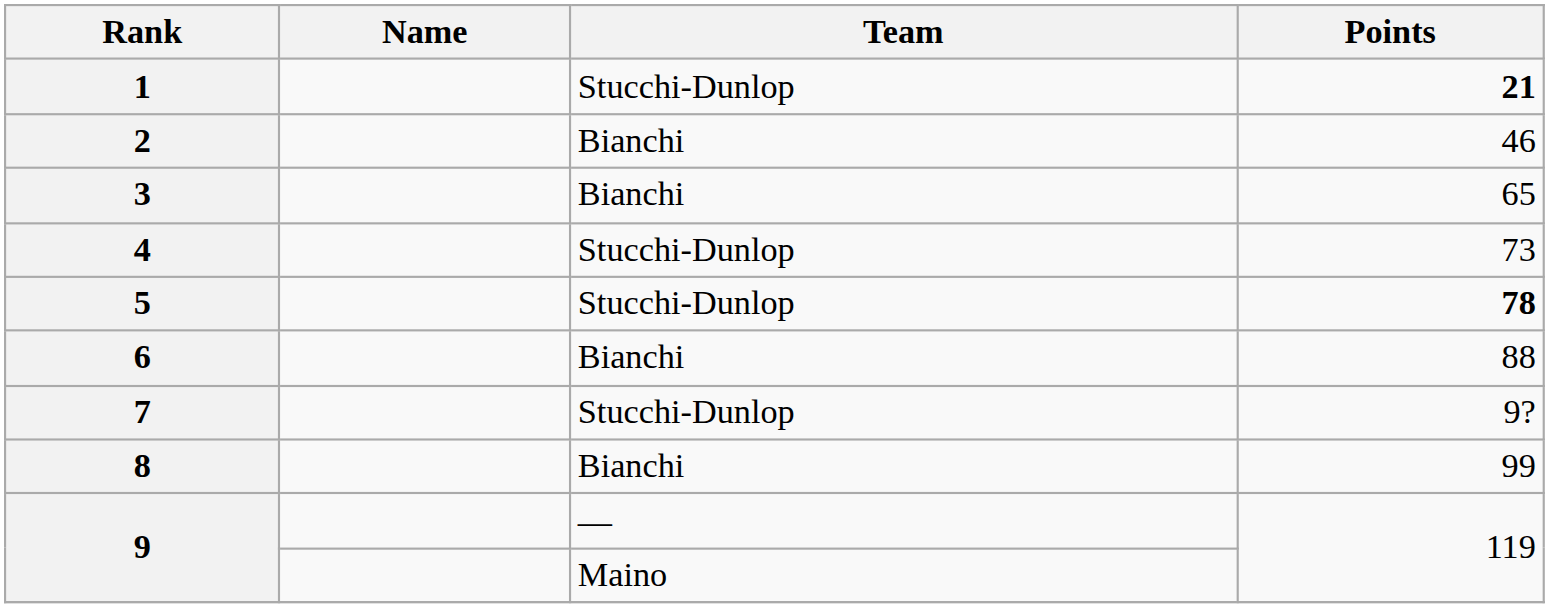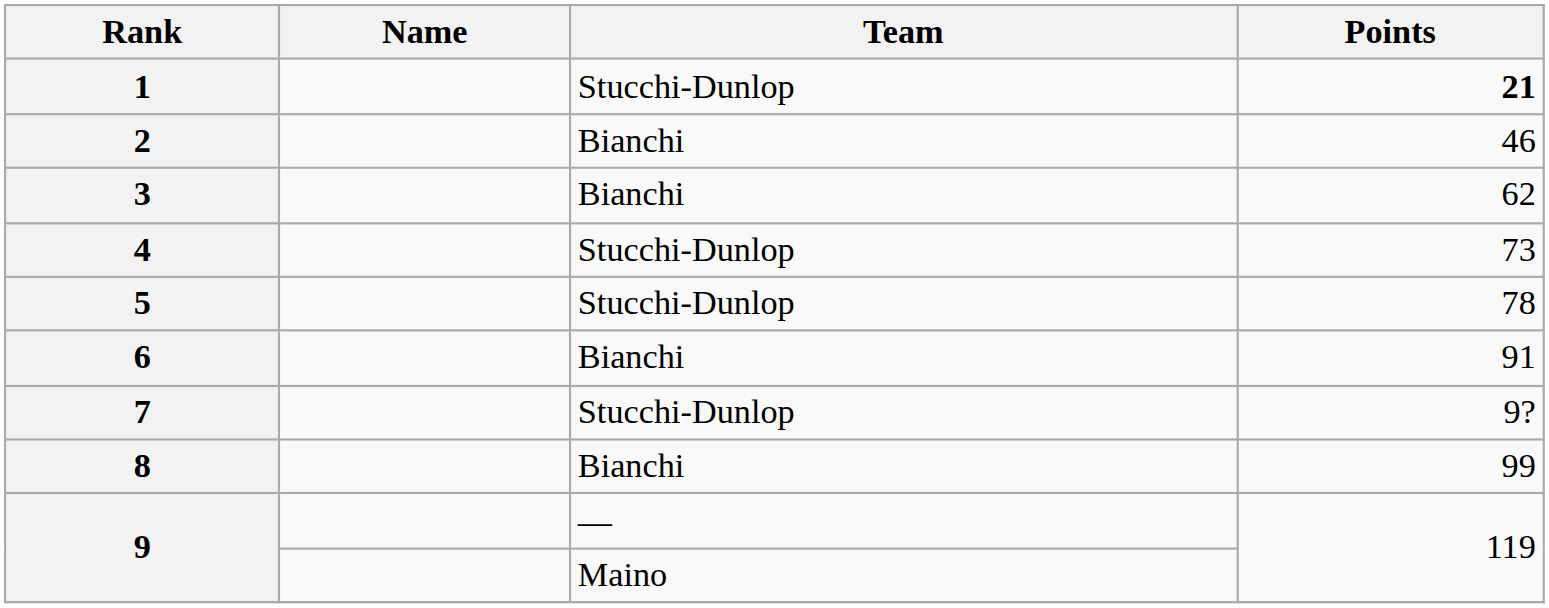(1519, 194) 65 -> (1519, 194) 62
(1519, 303) bold -> (1519, 303) normal
(1519, 357) 88 -> (1519, 357) 91
